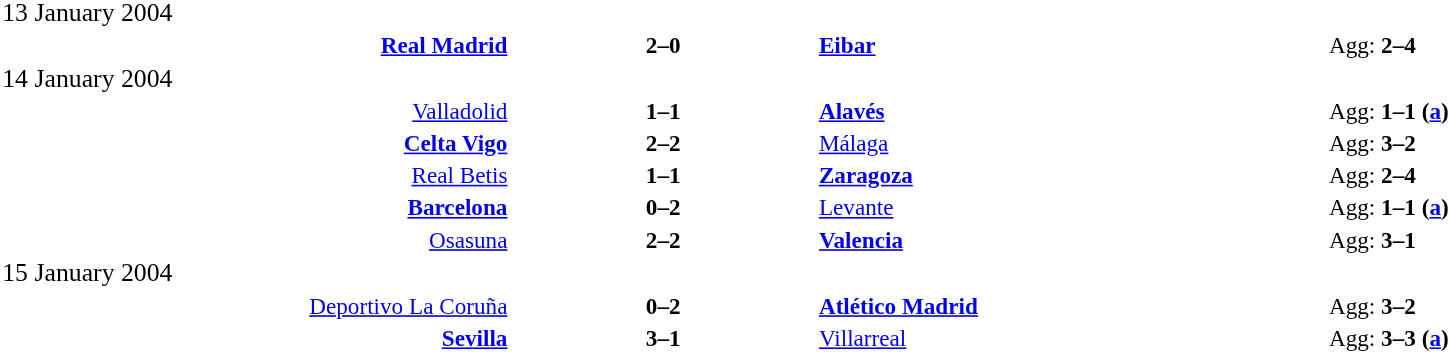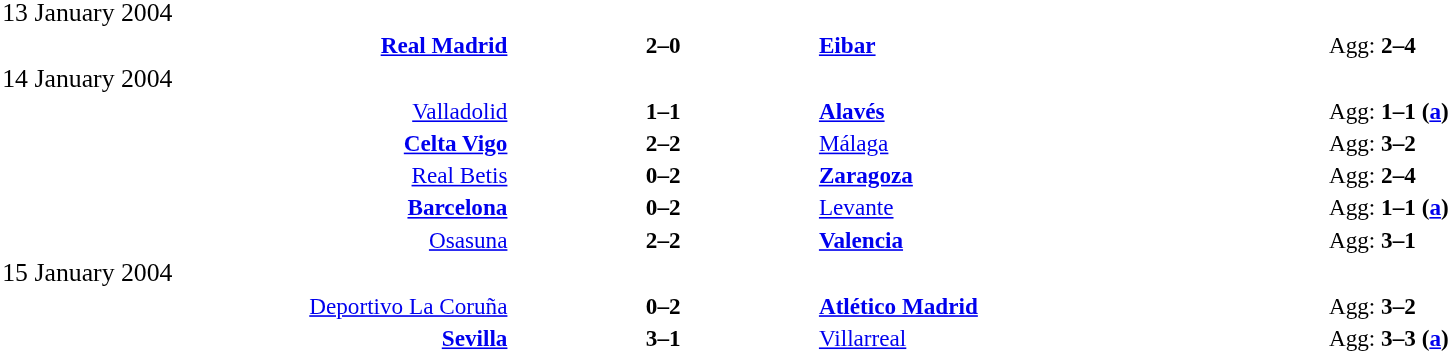(663, 175) 1–1 -> (663, 175) 0–2
